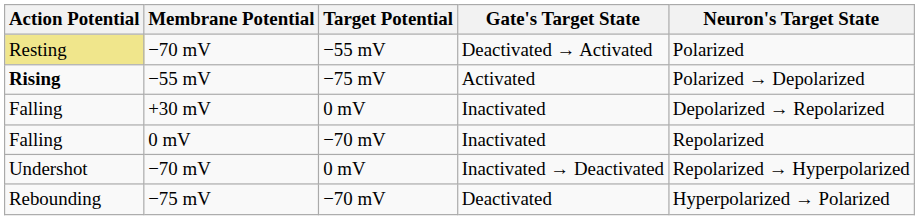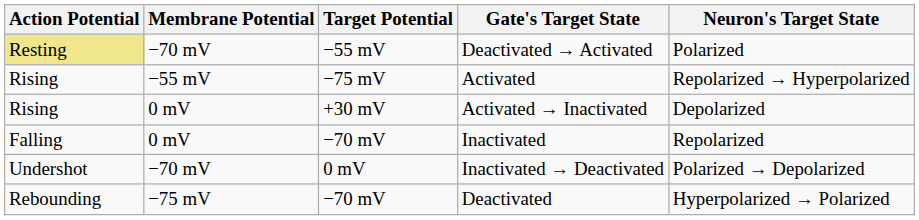(35, 79) bold -> (34, 79) normal
(769, 79) Polarized → Depolarized -> (791, 79) Repolarized → Hyperpolarized
+ row: (169, 109)
- row: (180, 109)
(791, 169) Repolarized → Hyperpolarized -> (769, 169) Polarized → Depolarized
